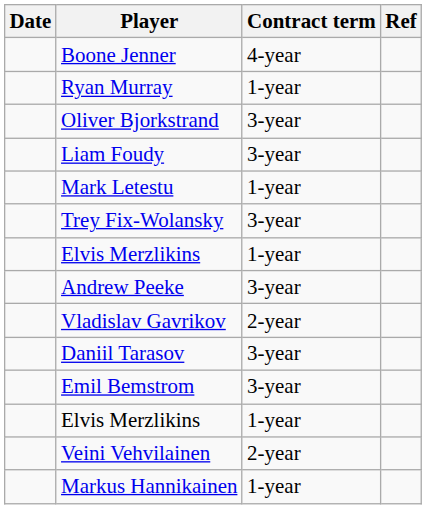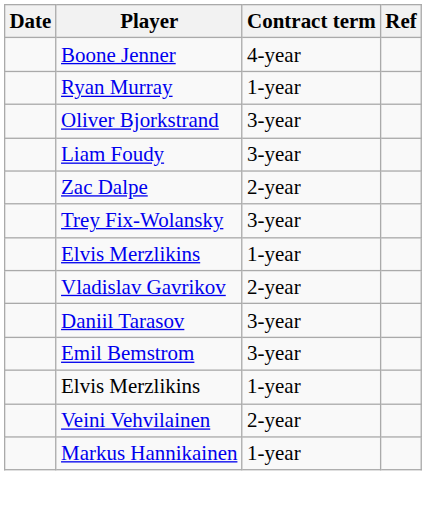- row: (117, 187)
+ row: (104, 187)
- row: (122, 287)
